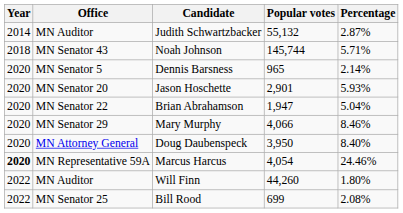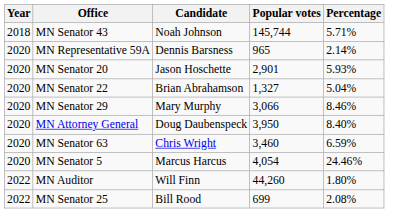- row: (208, 32)
(69, 69) MN Senator 5 -> (93, 50) MN Representative 59A
(280, 106) 1,947 -> (266, 87) 1,327
(280, 124) 4,066 -> (266, 106) 3,066
+ row: (186, 143)
(19, 161) bold -> (19, 161) normal
(93, 161) MN Representative 59A -> (69, 161) MN Senator 5
